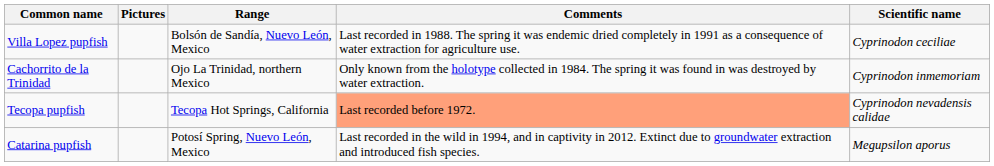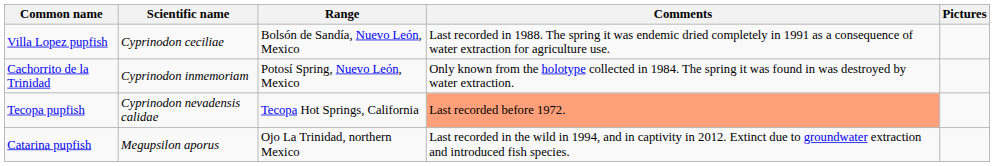columns swapped: (920, 14) <-> (143, 14)
(236, 75) Ojo La Trinidad, northern Mexico -> (331, 75) Potosí Spring, Nuevo León, Mexico
(241, 144) Potosí Spring, Nuevo León, Mexico -> (326, 144) Ojo La Trinidad, northern Mexico
